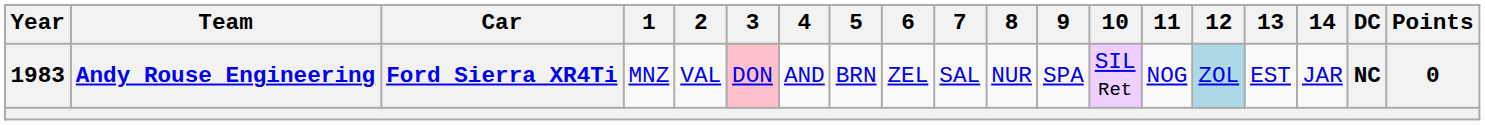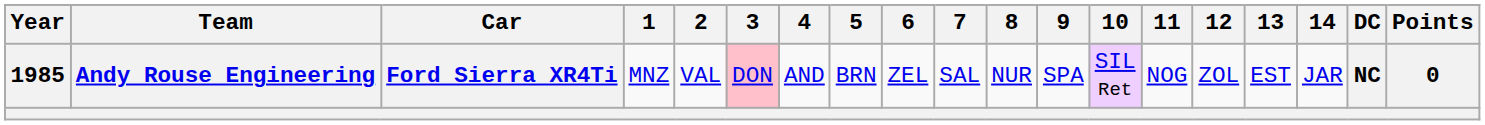(38, 75) 1983 -> (38, 75) 1985
(1219, 75) lightblue background -> (1219, 75) no background
